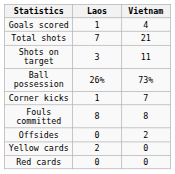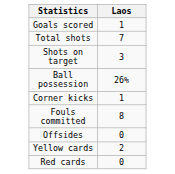- column: (146, 11)
